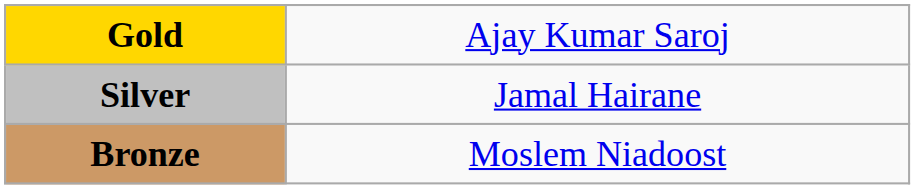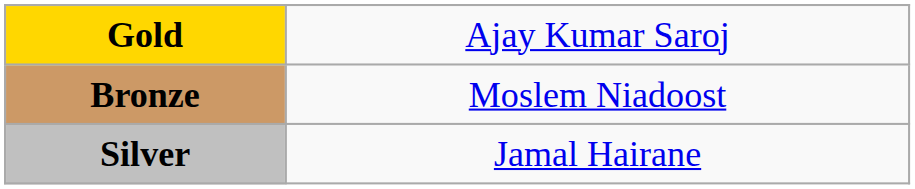rows swapped: (145, 93) <-> (145, 152)
